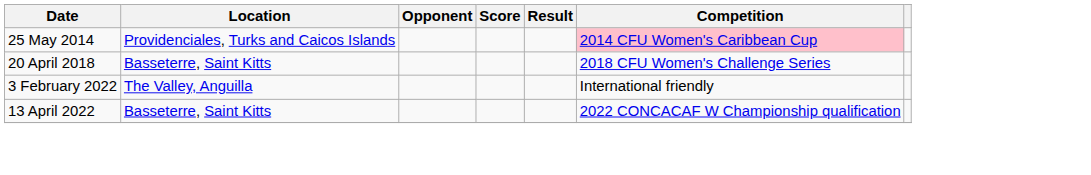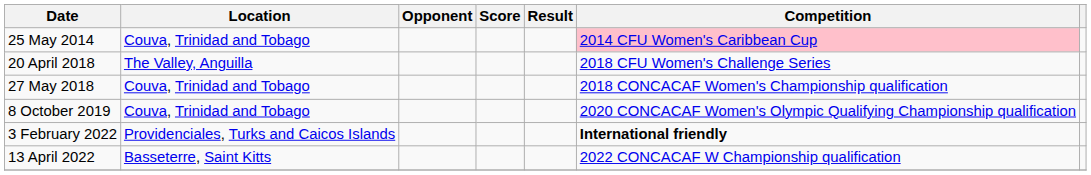(260, 39) Providenciales, Turks and Caicos Islands -> (217, 39) Couva, Trinidad and Tobago
(198, 63) Basseterre, Saint Kitts -> (188, 63) The Valley, Anguilla
+ row: (51, 87)
+ row: (59, 110)
(188, 87) The Valley, Anguilla -> (260, 134) Providenciales, Turks and Caicos Islands
(647, 87) normal -> (653, 134) bold
